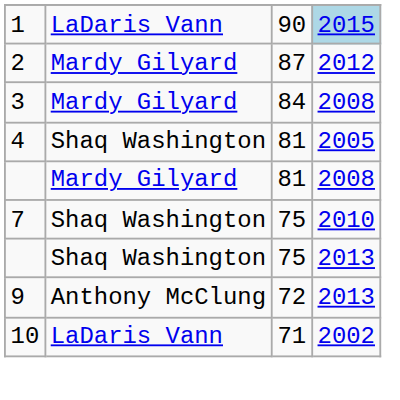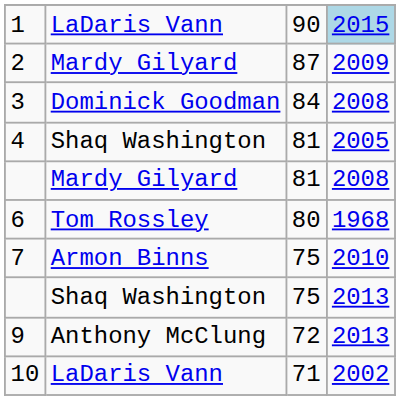(346, 63) 2012 -> (361, 63) 2009
(144, 102) Mardy Gilyard -> (166, 102) Dominick Goodman
+ row: (18, 219)
(158, 219) Shaq Washington -> (130, 258) Armon Binns
